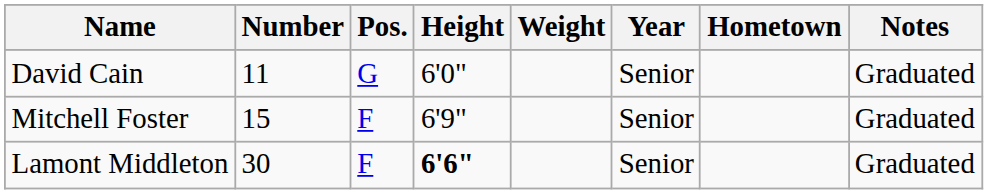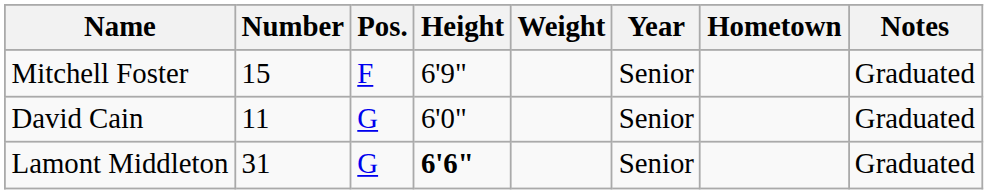rows swapped: (78, 73) <-> (100, 118)
(256, 164) 30 -> (256, 164) 31
(365, 164) F -> (368, 164) G
